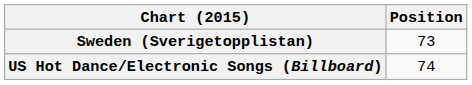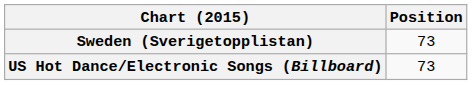(426, 67) 74 -> (426, 67) 73
